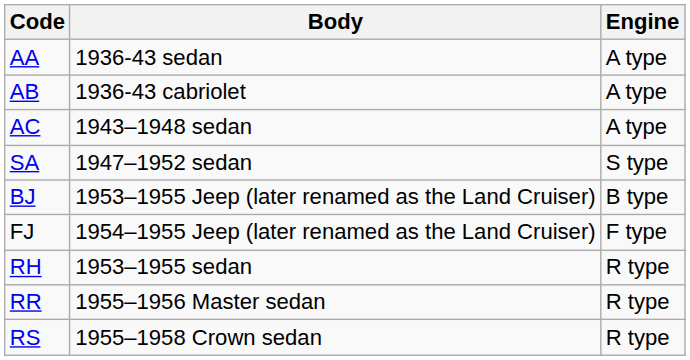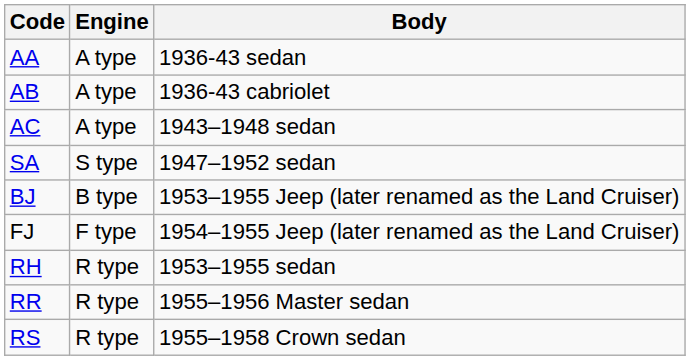columns swapped: (643, 22) <-> (335, 22)
